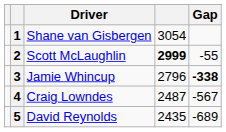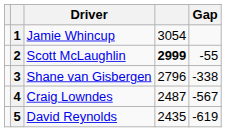(89, 35) Shane van Gisbergen -> (71, 35) Jamie Whincup
(71, 76) Jamie Whincup -> (89, 76) Shane van Gisbergen
(205, 76) bold -> (205, 76) normal
(205, 117) -689 -> (205, 117) -619
